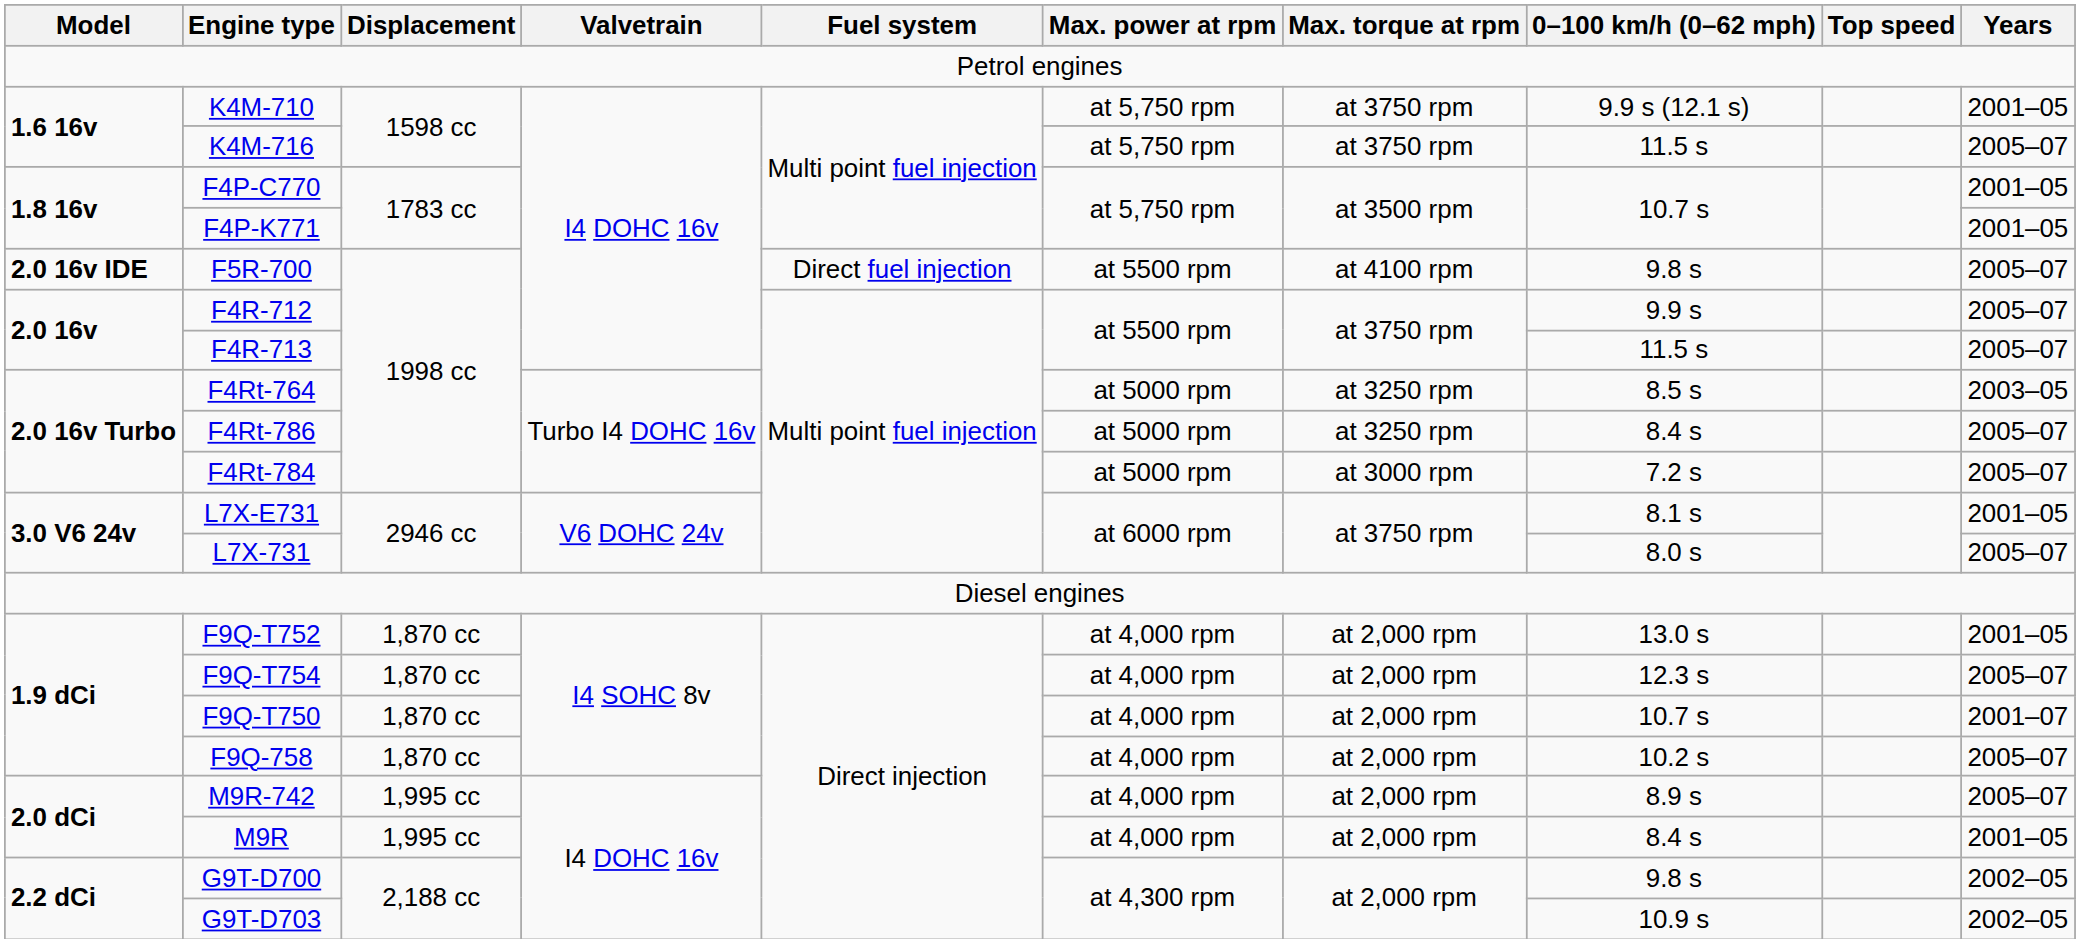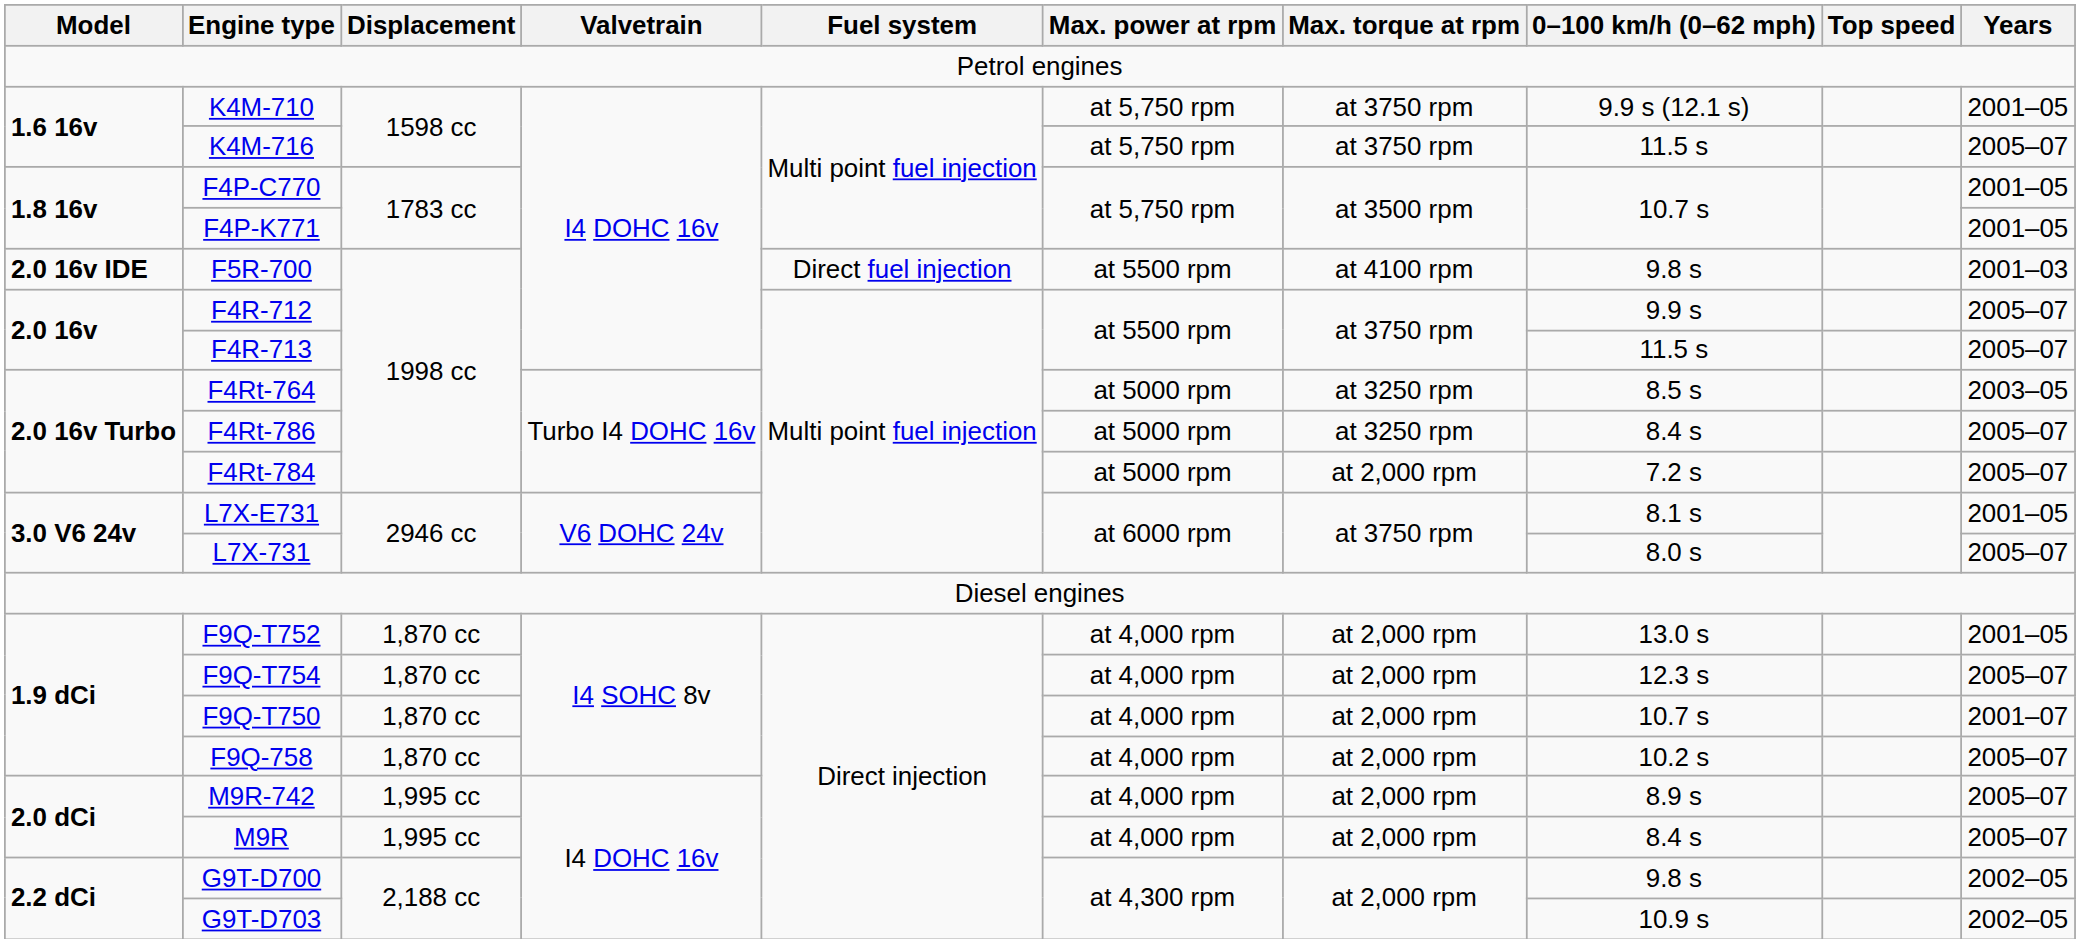(2018, 268) 2005–07 -> (2018, 268) 2001–03
(1404, 471) at 3000 rpm -> (1404, 471) at 2,000 rpm
(2018, 837) 2001–05 -> (2018, 837) 2005–07
